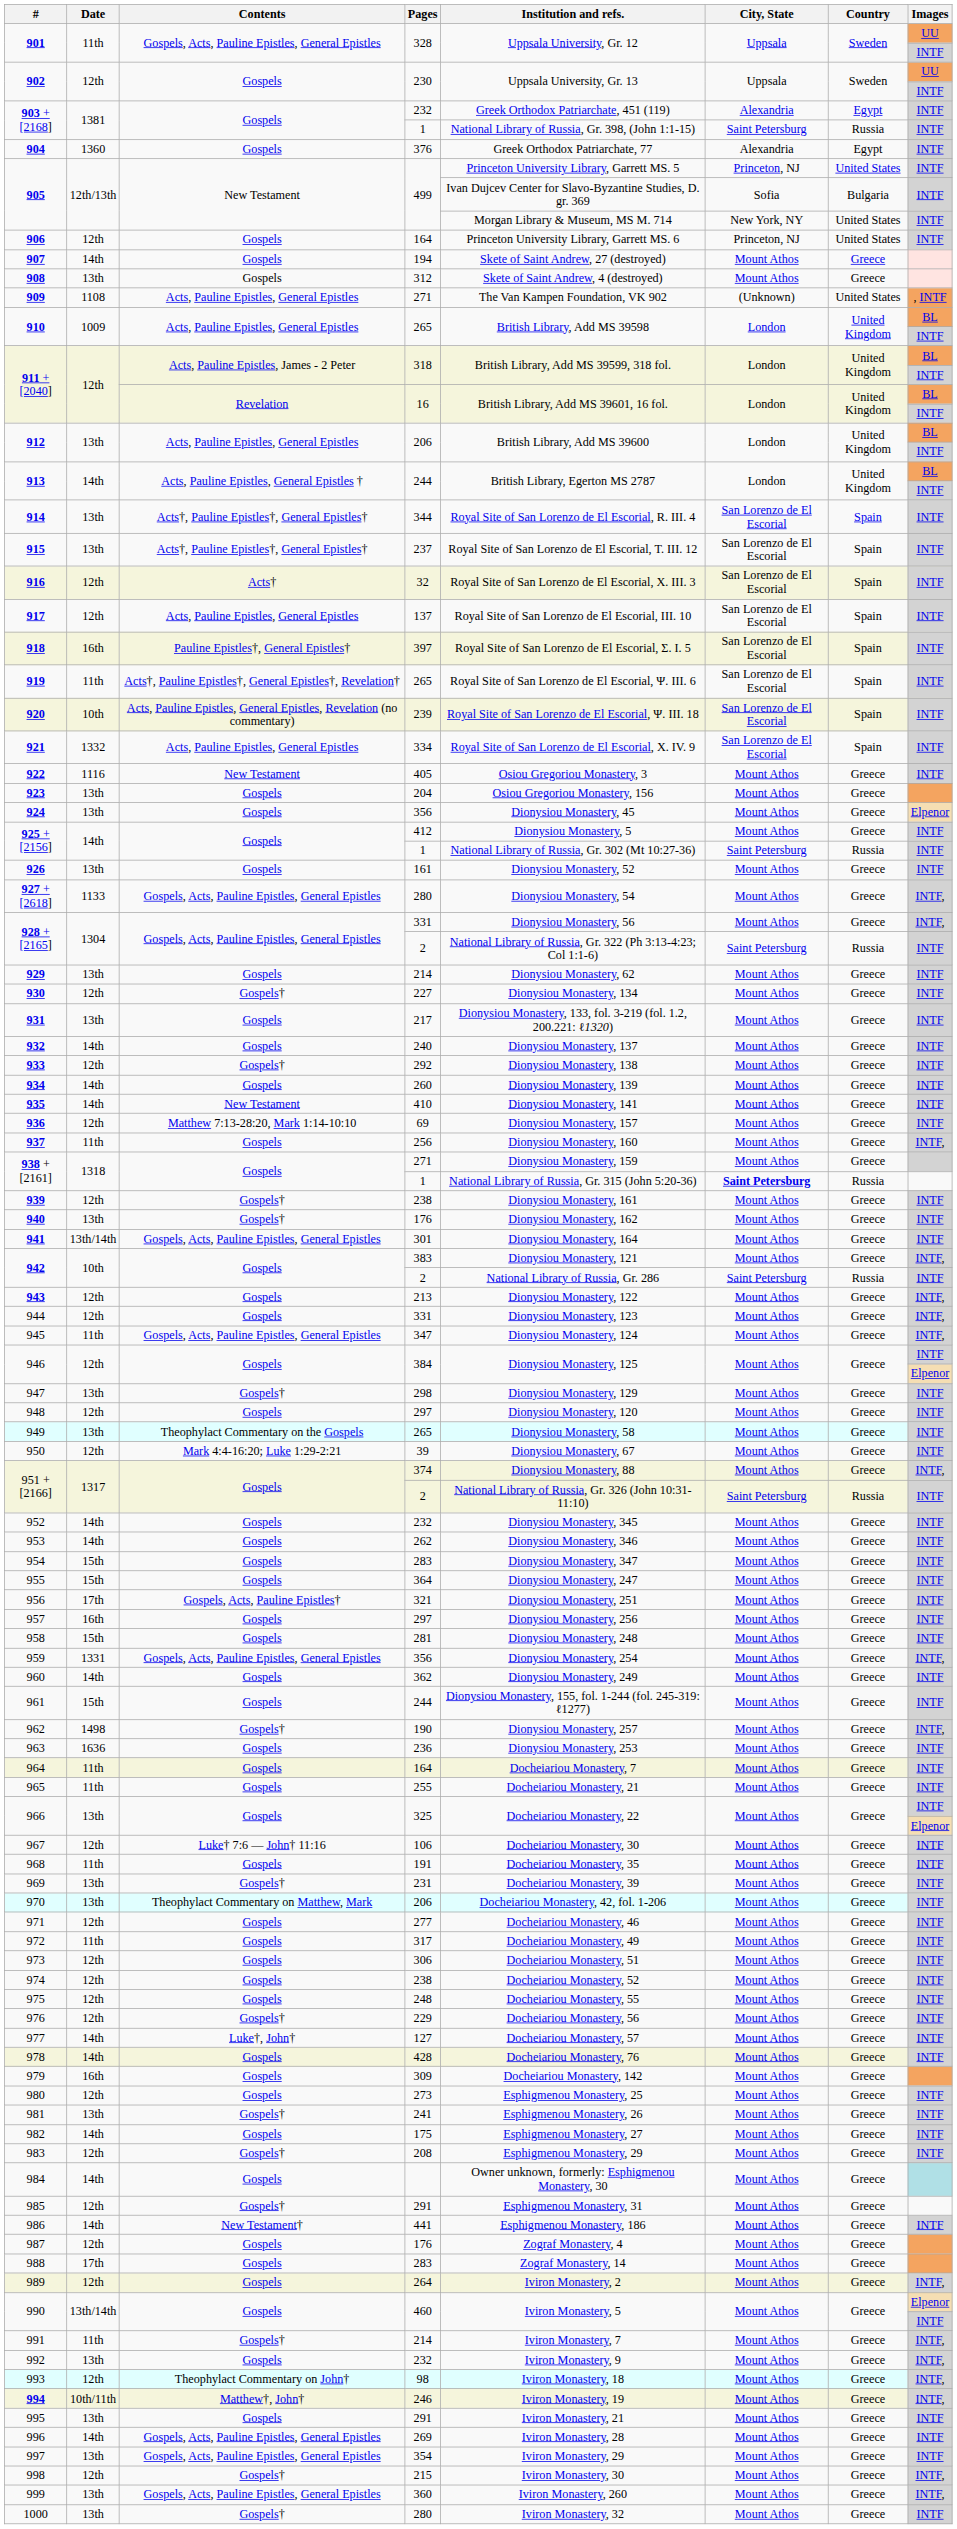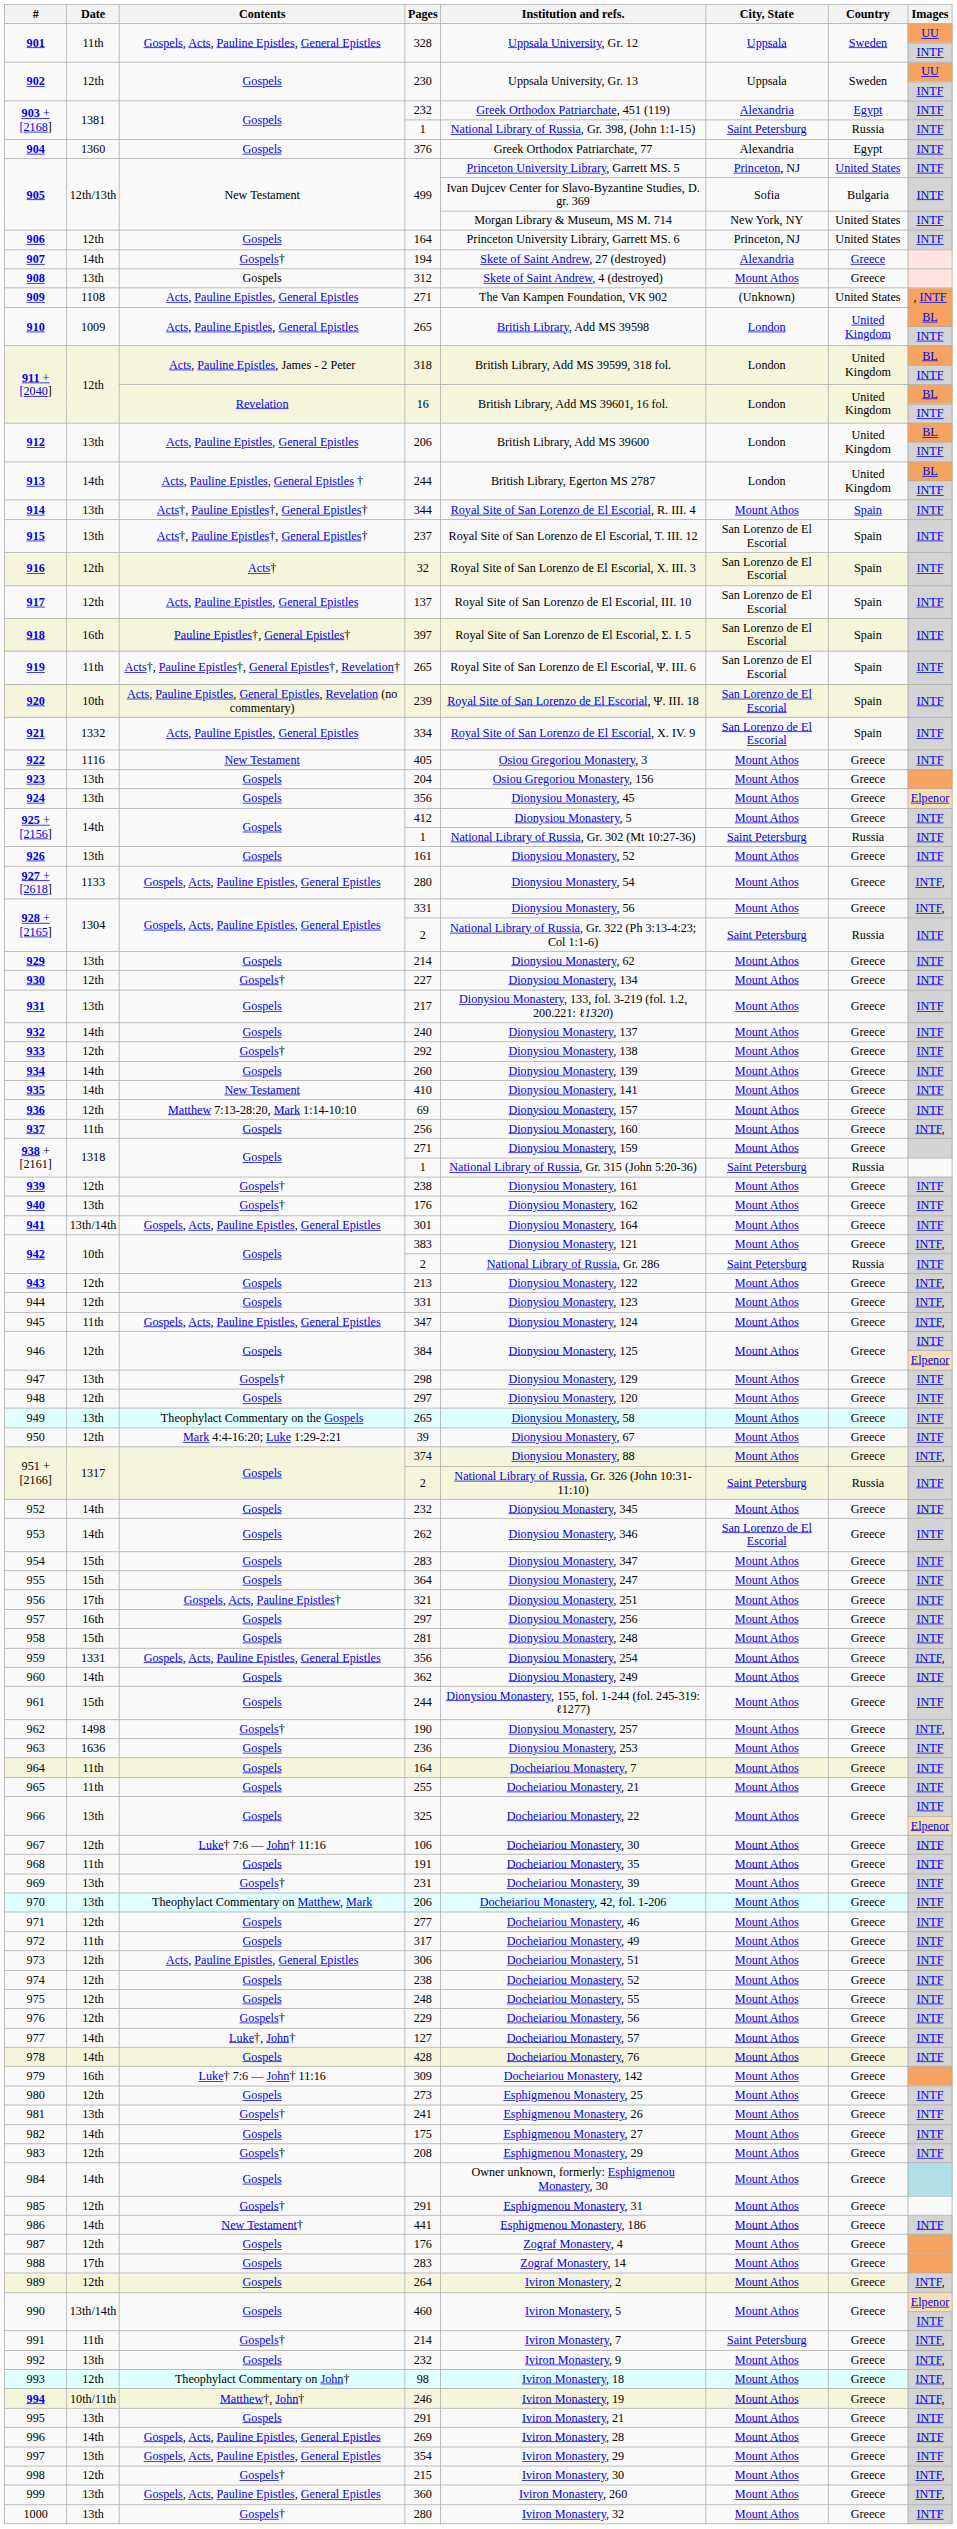(262, 259) Gospels -> (262, 259) Gospels†
(767, 259) Mount Athos -> (767, 259) Alexandria
(767, 516) San Lorenzo de El Escorial -> (767, 509) Mount Athos
(767, 1181) bold -> (767, 1167) normal
(767, 1541) Mount Athos -> (767, 1535) San Lorenzo de El Escorial
(262, 1960) Gospels -> (262, 1960) Acts, Pauline Epistles, General Epistles
(262, 2076) Gospels -> (262, 2076) Luke† 7:6 — John† 11:16
(767, 2340) Mount Athos -> (767, 2340) Saint Petersburg
